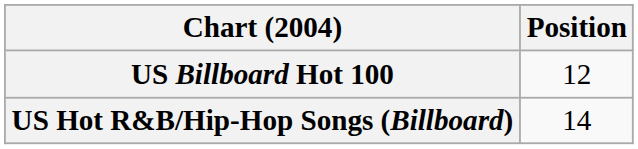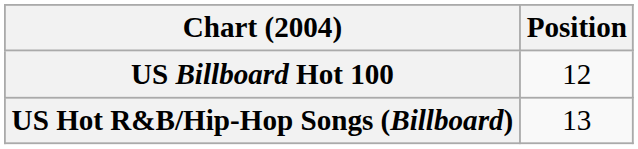(577, 119) 14 -> (577, 119) 13
